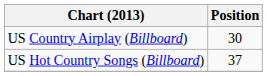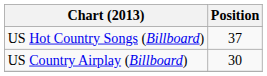rows swapped: (98, 37) <-> (106, 60)
